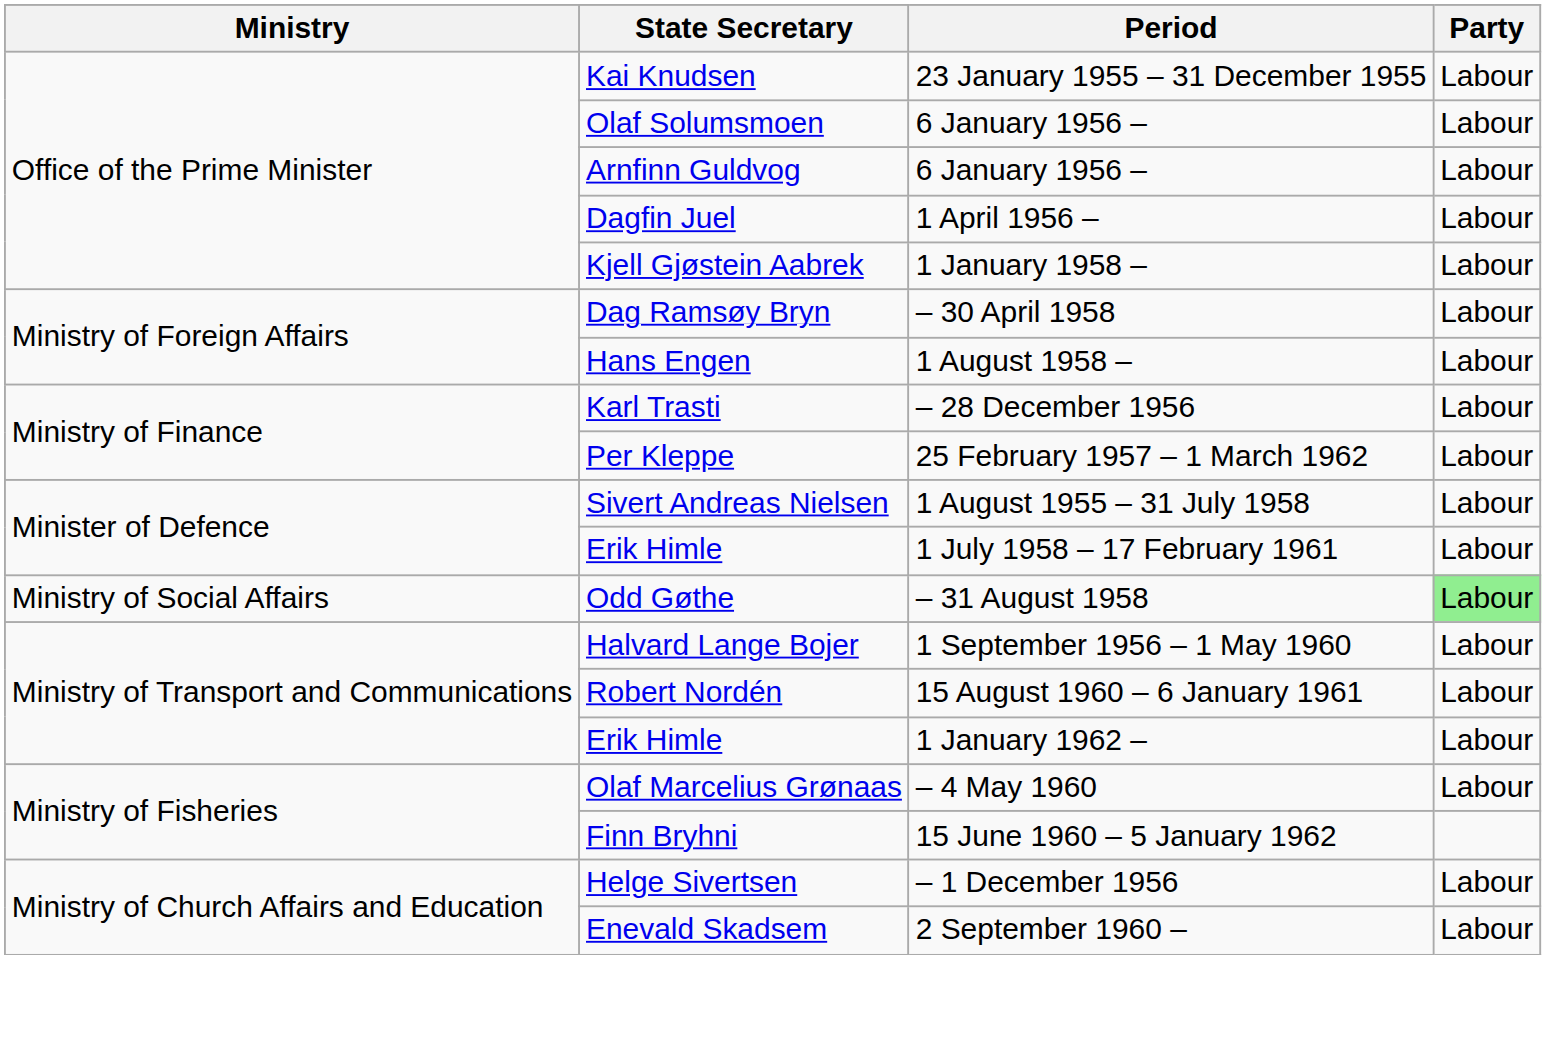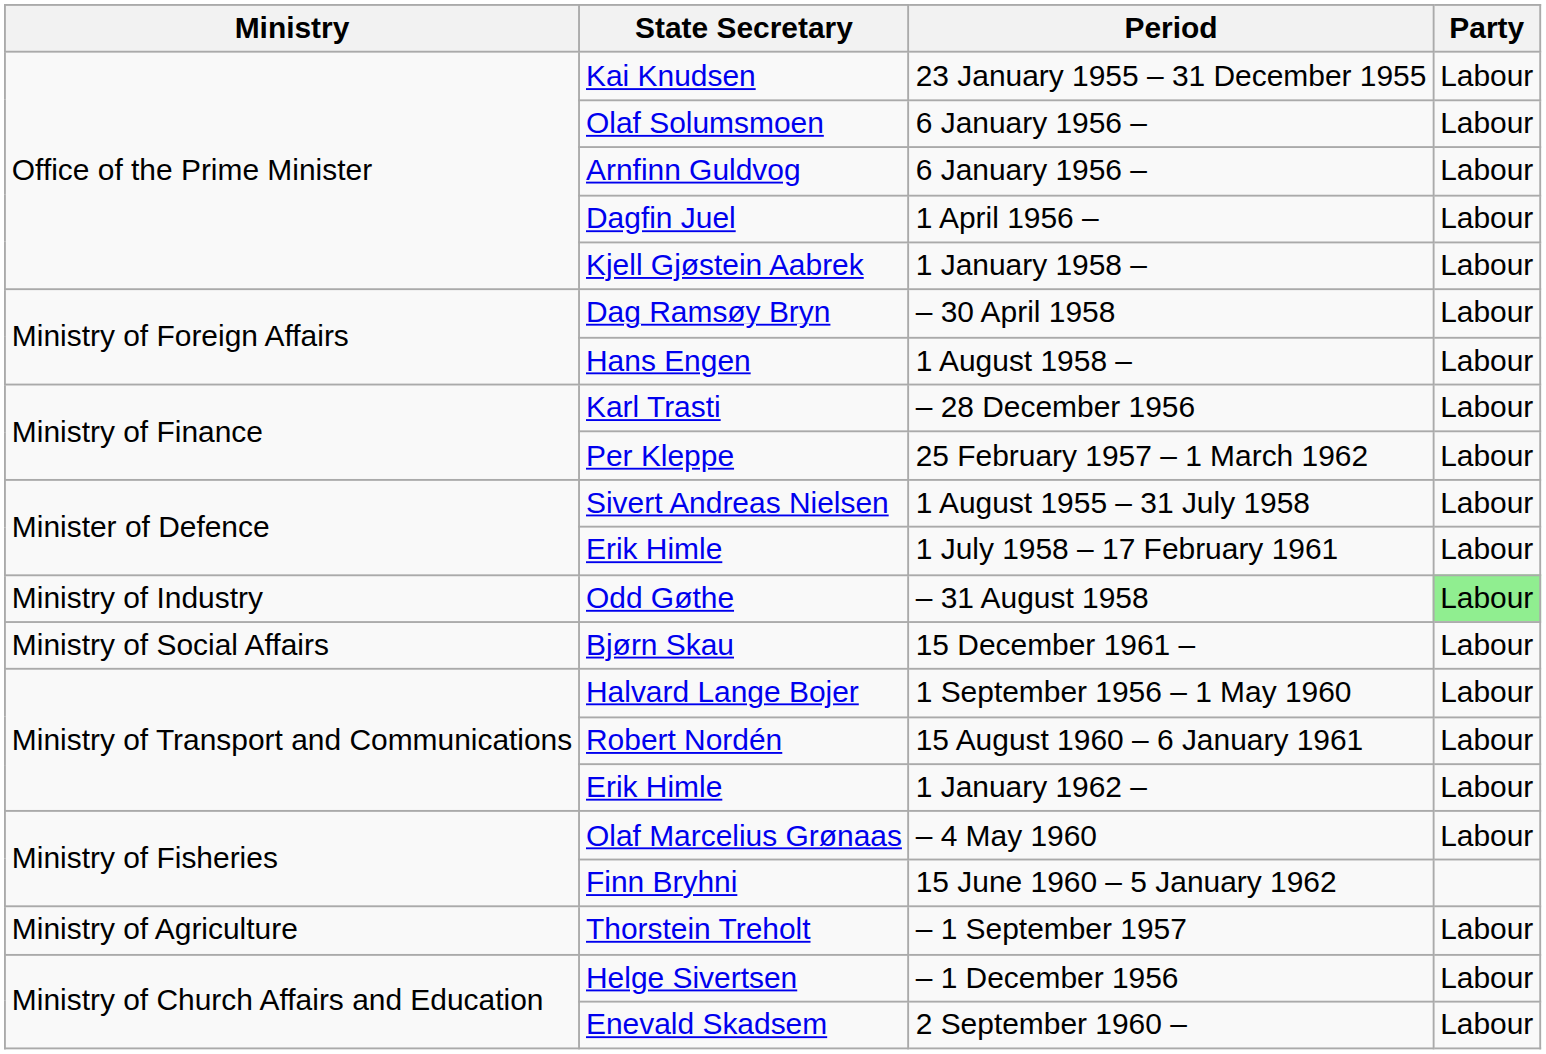(170, 597) Ministry of Social Affairs -> (137, 597) Ministry of Industry
+ row: (660, 645)
+ row: (698, 929)
